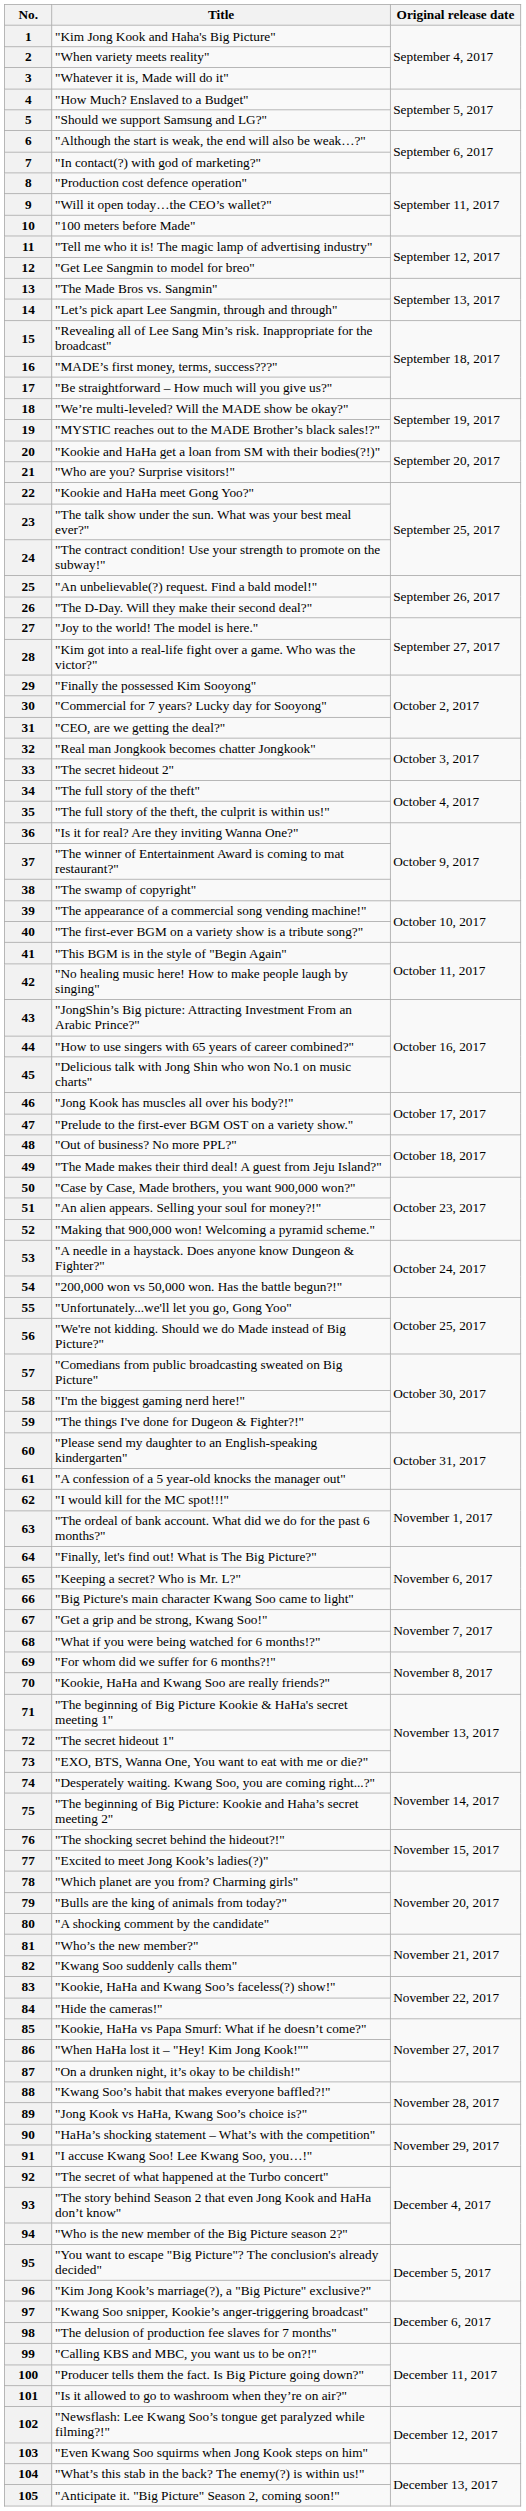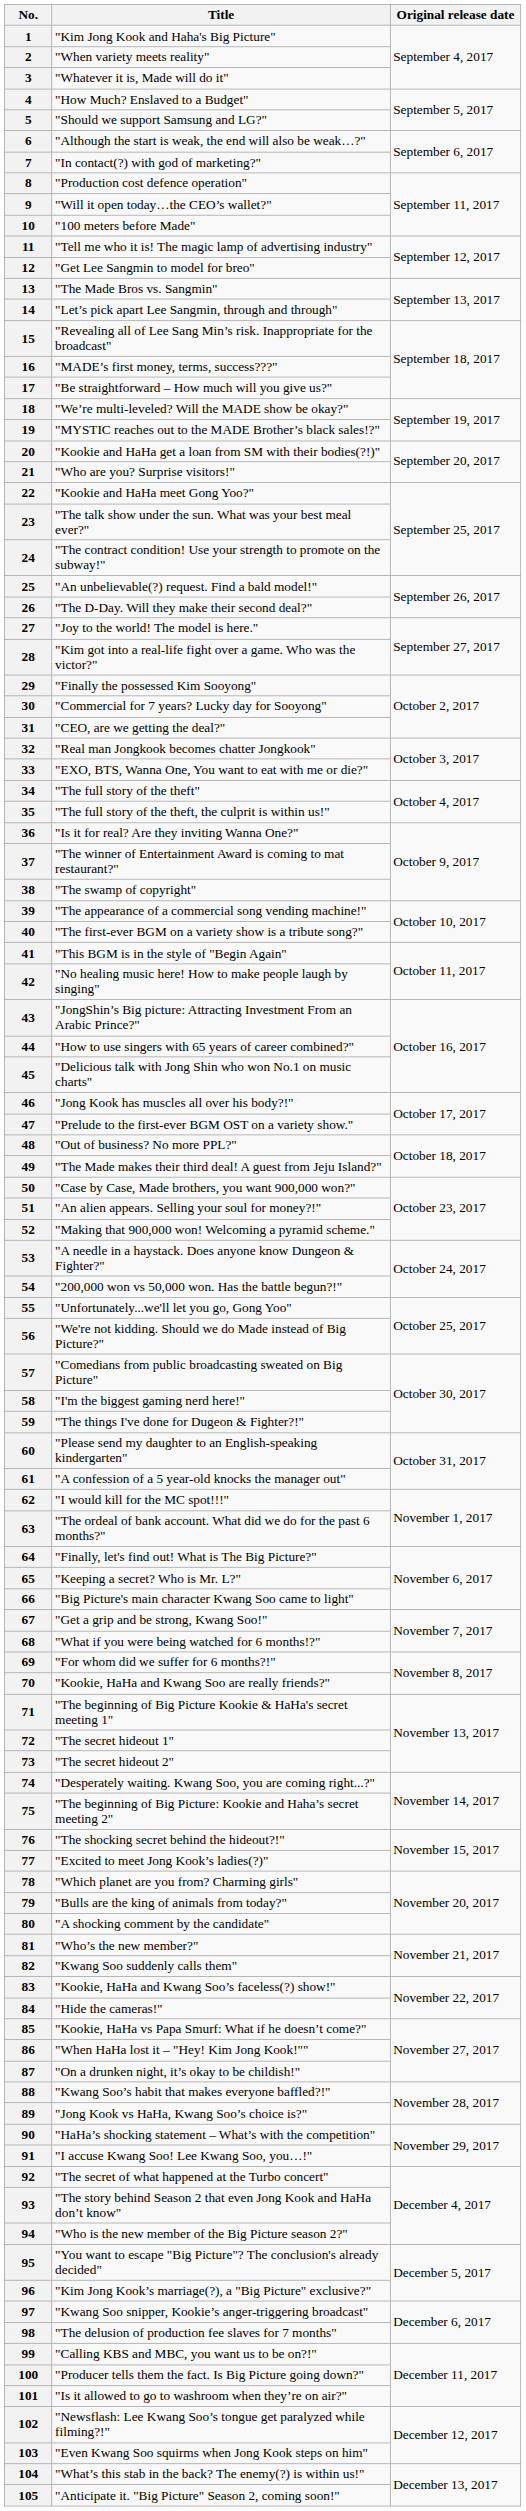(115, 769) "The secret hideout 2" -> (212, 769) "EXO, BTS, Wanna One, You want to eat with me or die?"
(212, 1761) "EXO, BTS, Wanna One, You want to eat with me or die?" -> (115, 1761) "The secret hideout 2"
